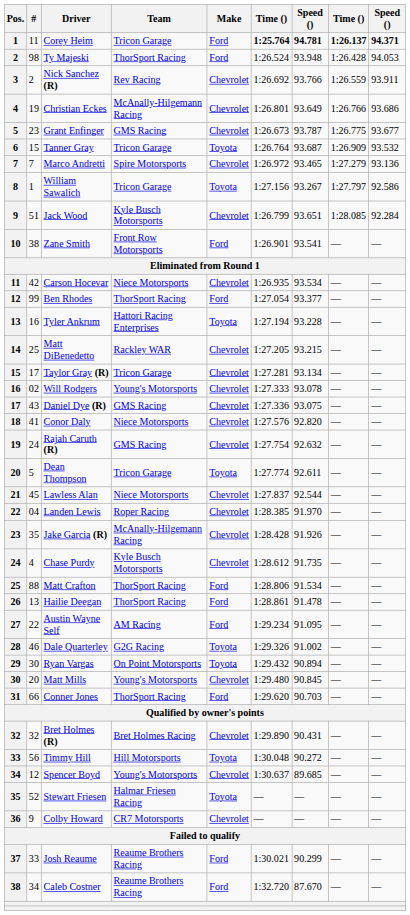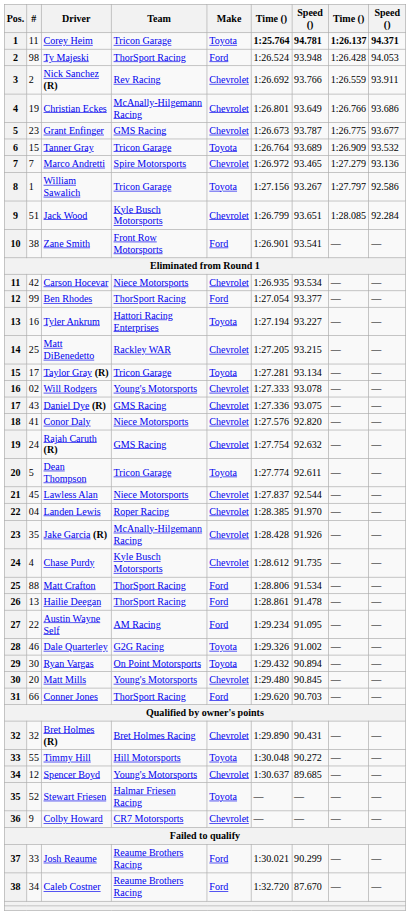(219, 41) Ford -> (223, 41) Toyota
(308, 147) 93.687 -> (308, 147) 93.689
(308, 321) 93.228 -> (308, 321) 93.227
(229, 372) Chevrolet -> (223, 372) Toyota
(34, 758) 56 -> (34, 758) 55
